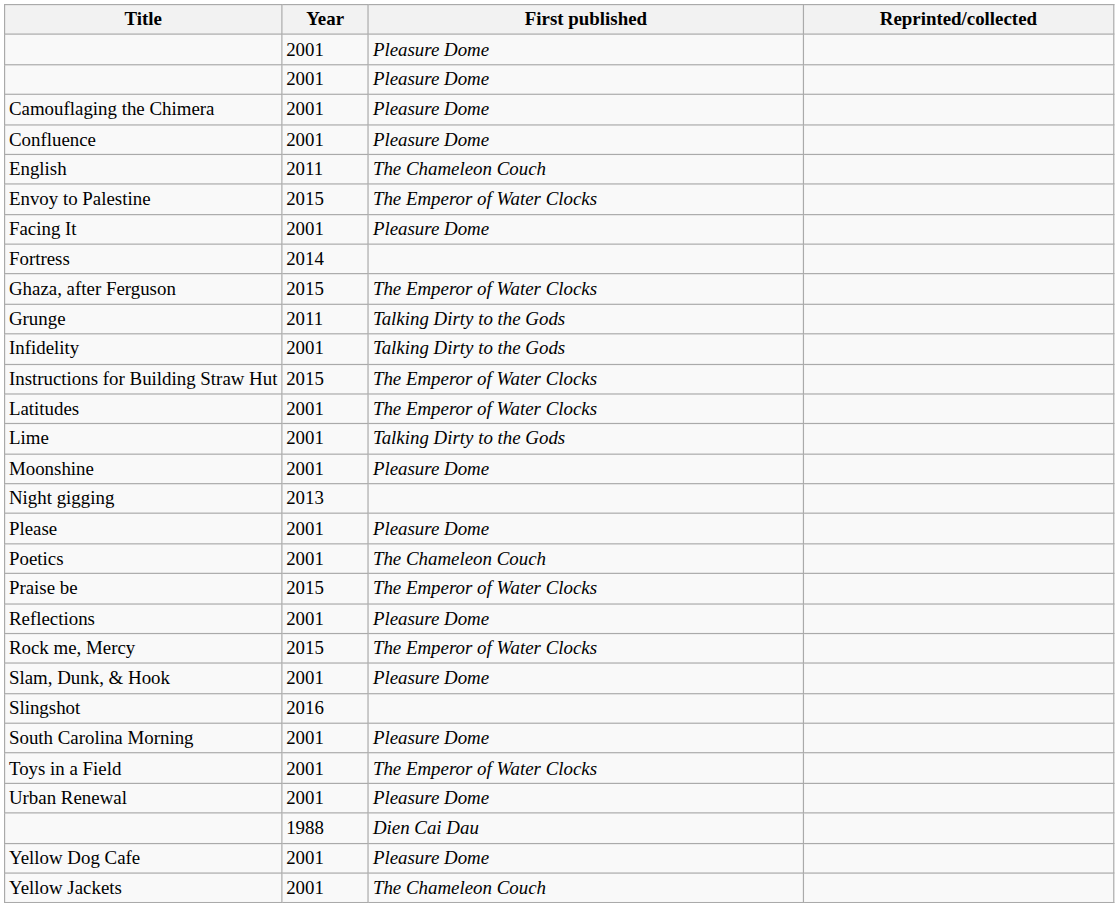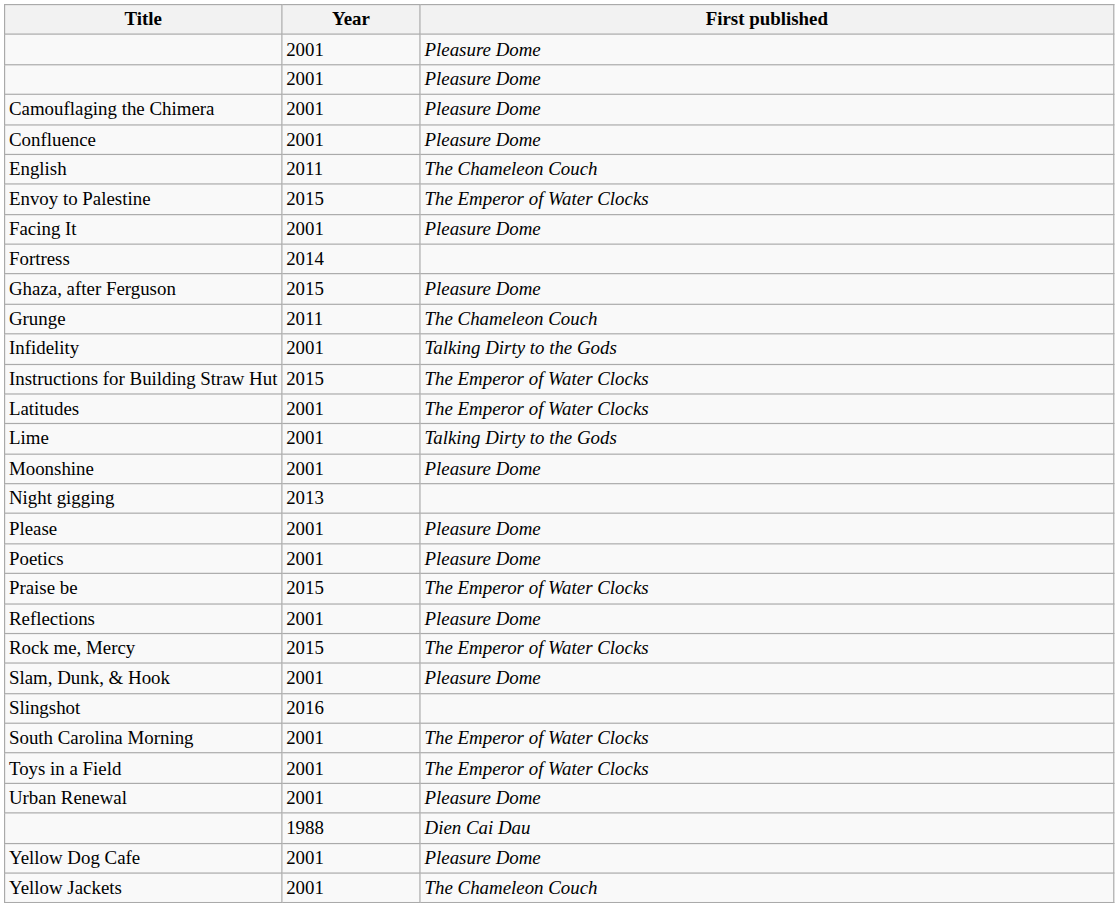- column: (958, 19)
(485, 288) The Emperor of Water Clocks -> (483, 288) Pleasure Dome
(469, 318) Talking Dirty to the Gods -> (511, 318) The Chameleon Couch
(459, 558) The Chameleon Couch -> (483, 558) Pleasure Dome
(431, 738) Pleasure Dome -> (537, 738) The Emperor of Water Clocks
